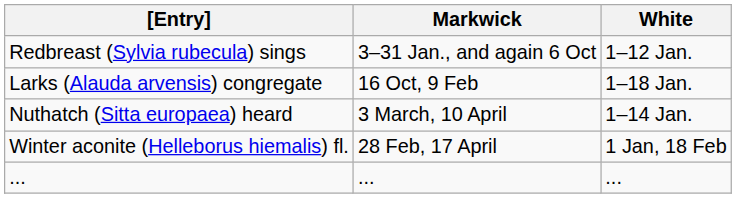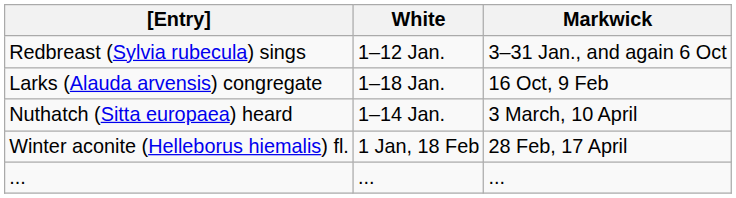columns swapped: (666, 20) <-> (477, 20)
